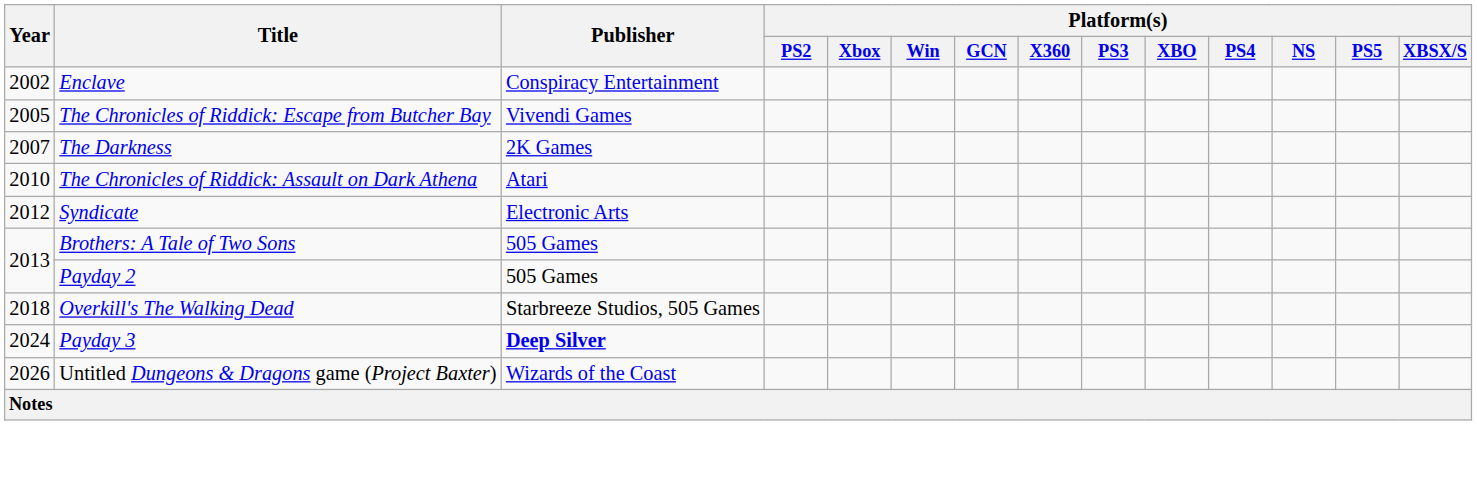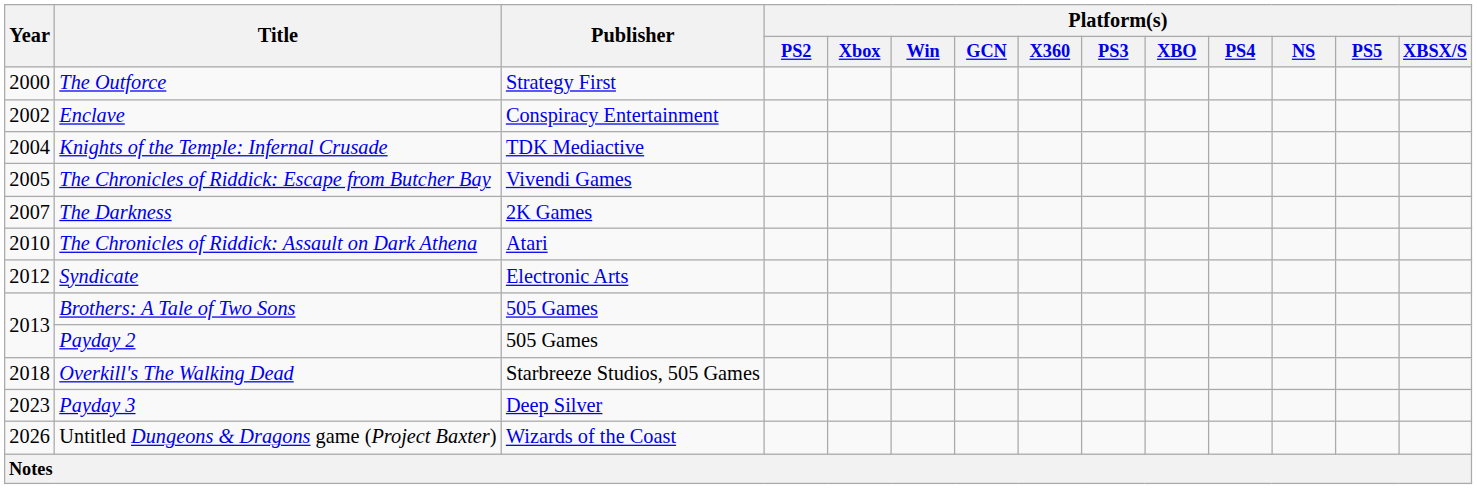+ row: (113, 83)
+ row: (223, 147)
(30, 340) 2024 -> (30, 405) 2023
(556, 340) bold -> (554, 405) normal
